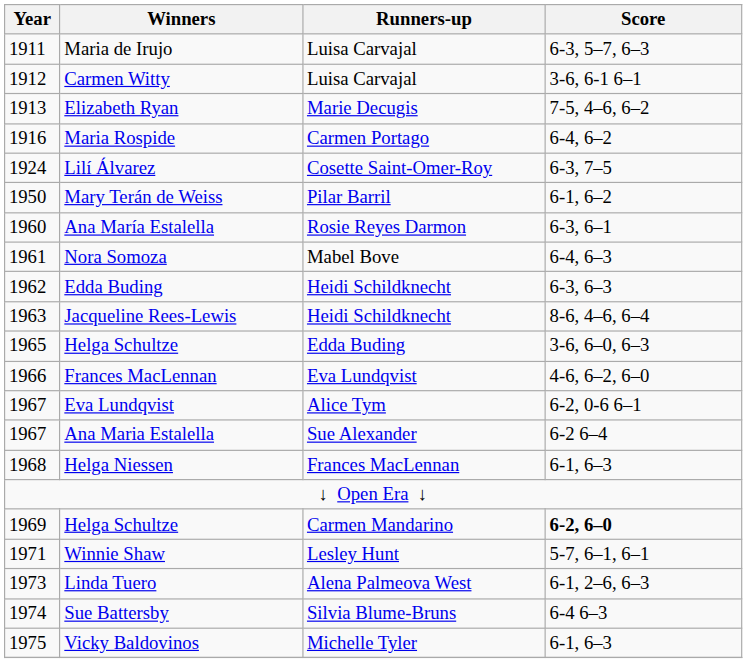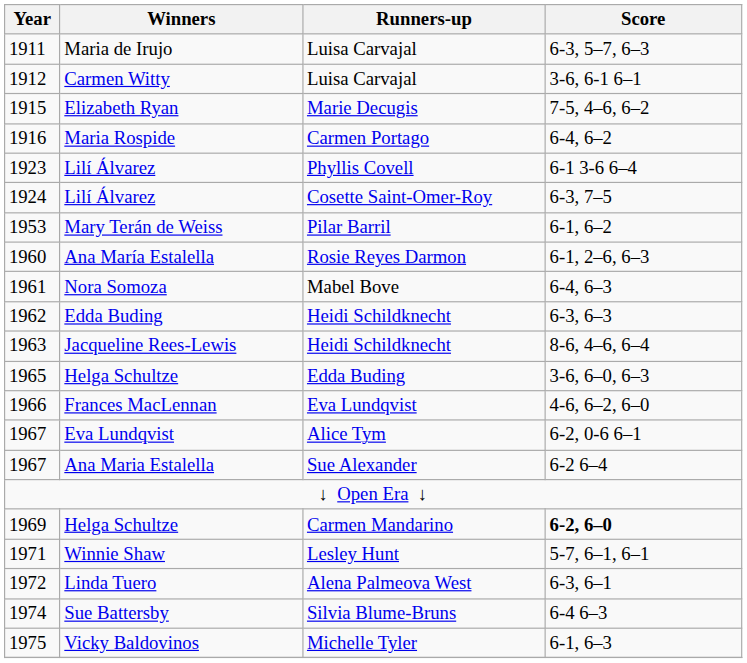(28, 108) 1913 -> (28, 108) 1915
+ row: (110, 167)
(28, 197) 1950 -> (28, 227) 1953
(581, 227) 6-3, 6–1 -> (600, 256) 6-1, 2–6, 6–3
- row: (119, 464)
(28, 583) 1973 -> (28, 583) 1972
(600, 583) 6-1, 2–6, 6–3 -> (581, 583) 6-3, 6–1
